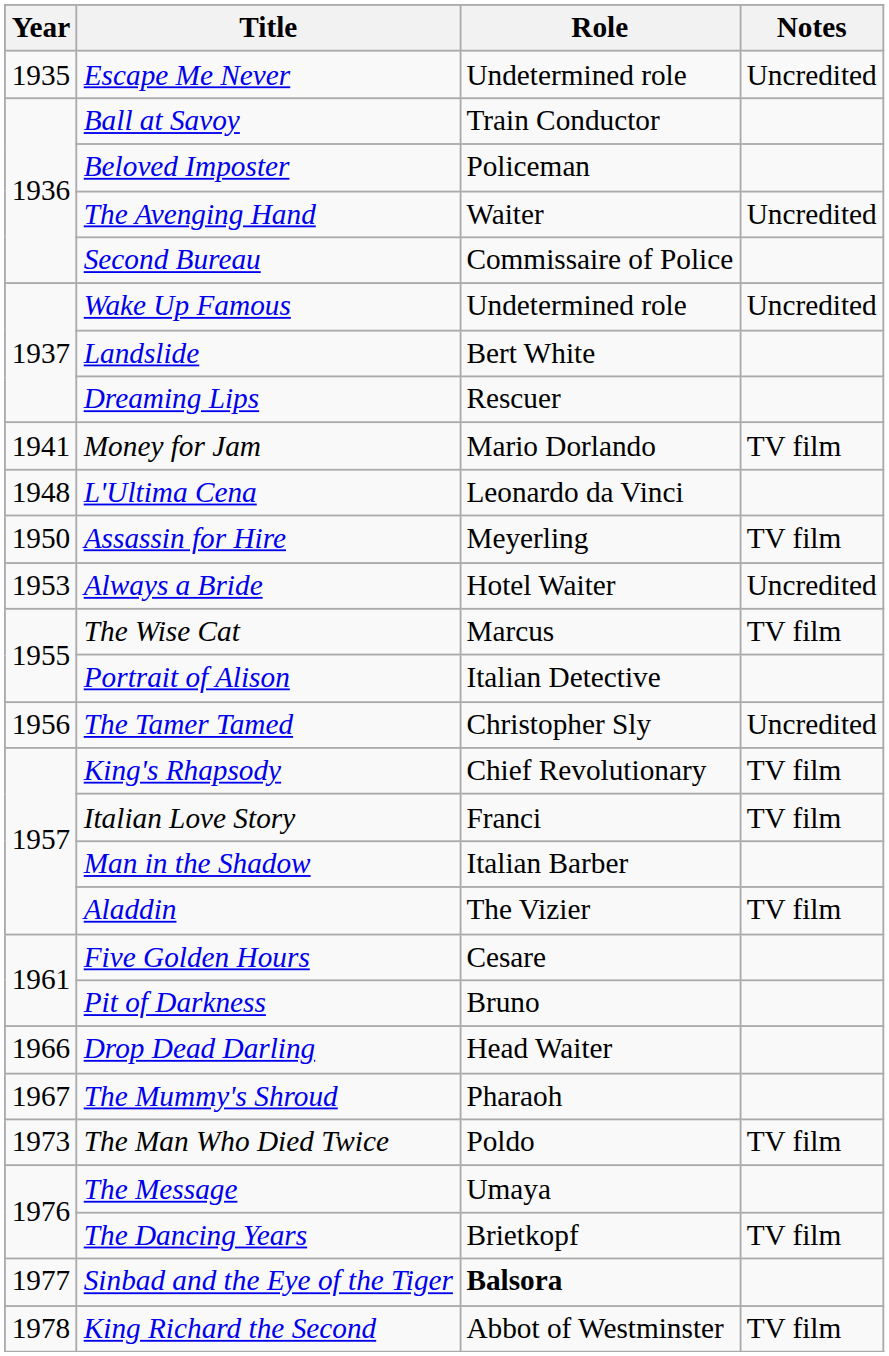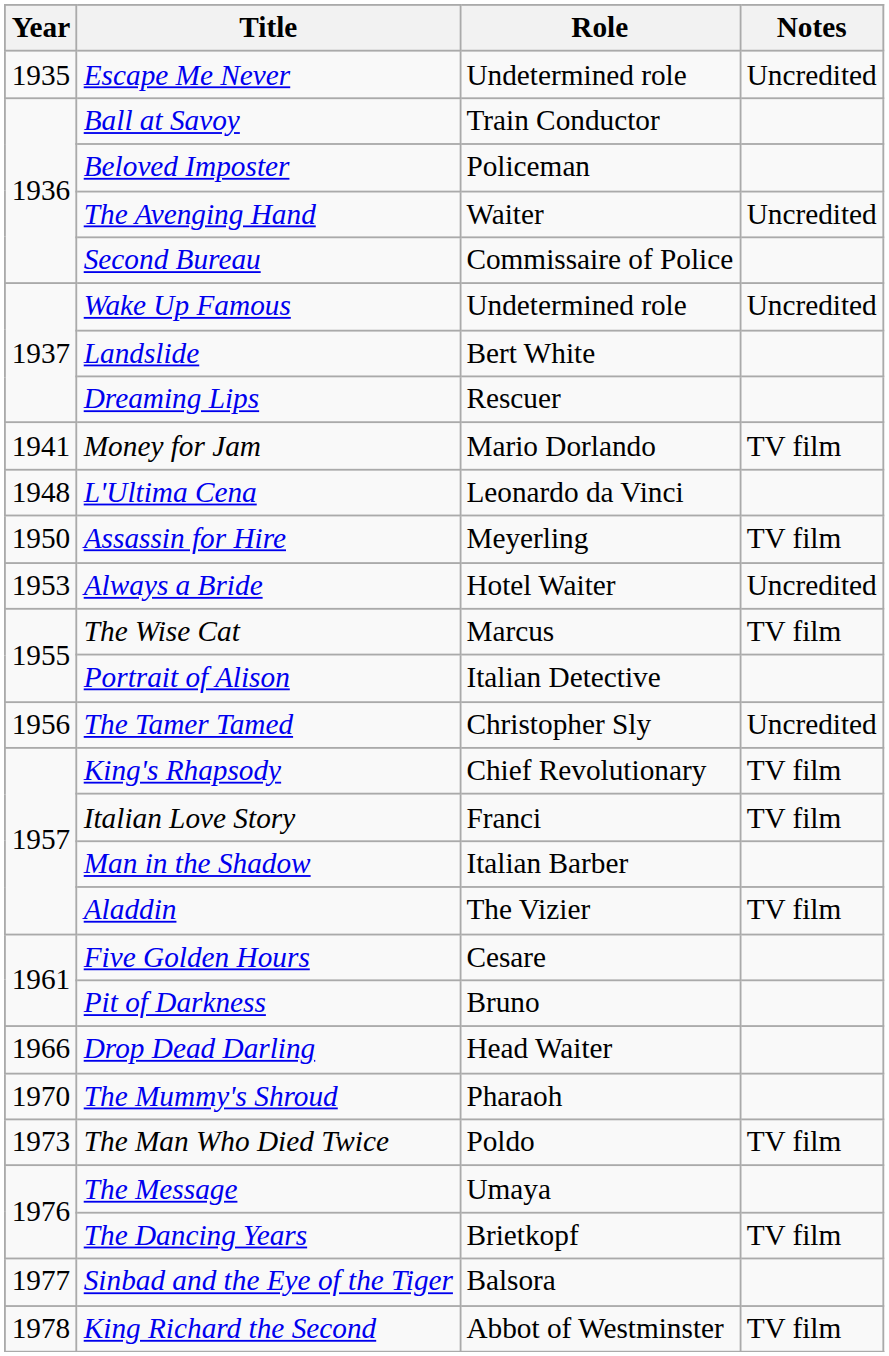(41, 1095) 1967 -> (41, 1095) 1970
(514, 1281) bold -> (511, 1281) normal
